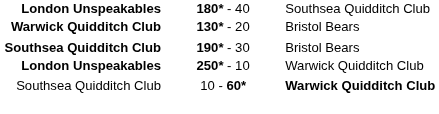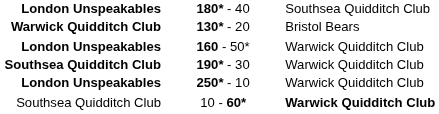+ row: (91, 46)
(322, 47) Bristol Bears -> (354, 65) Warwick Quidditch Club
